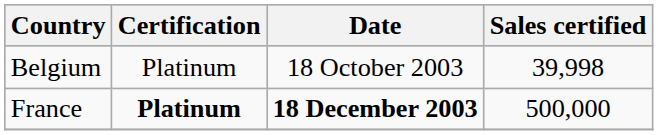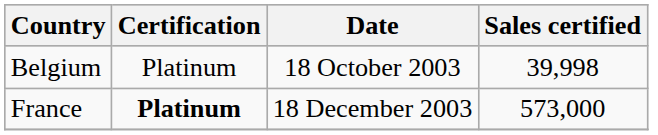(375, 108) bold -> (372, 108) normal
(568, 108) 500,000 -> (563, 108) 573,000
